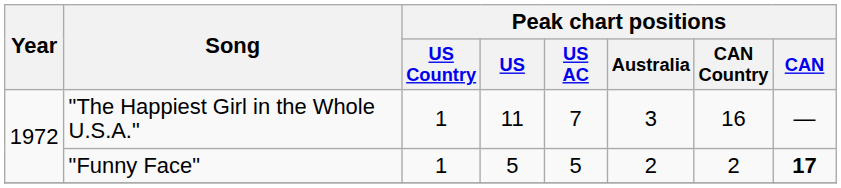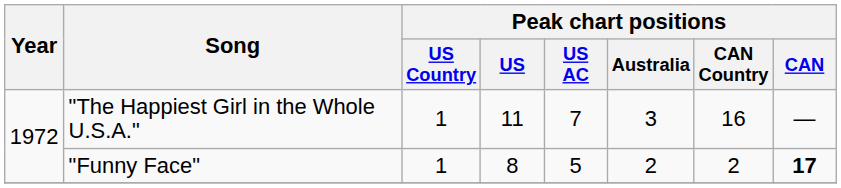(512, 165) 5 -> (512, 165) 8
